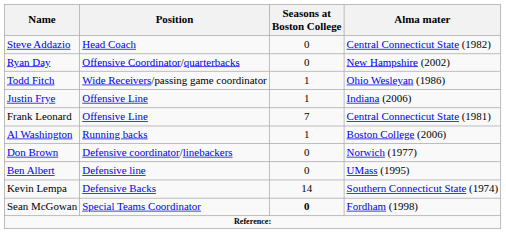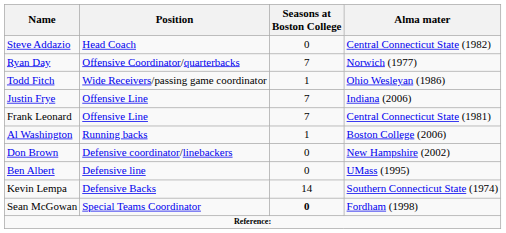(307, 62) 0 -> (307, 62) 7
(398, 62) New Hampshire (2002) -> (382, 62) Norwich (1977)
(307, 99) 1 -> (307, 99) 7
(382, 153) Norwich (1977) -> (398, 153) New Hampshire (2002)
